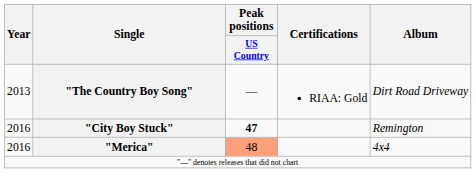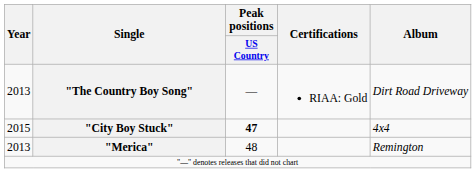(19, 128) 2016 -> (19, 128) 2015
(398, 128) Remington -> (381, 128) 4x4
(19, 146) 2016 -> (19, 146) 2013
(251, 146) lightsalmon background -> (251, 146) no background
(381, 146) 4x4 -> (398, 146) Remington
